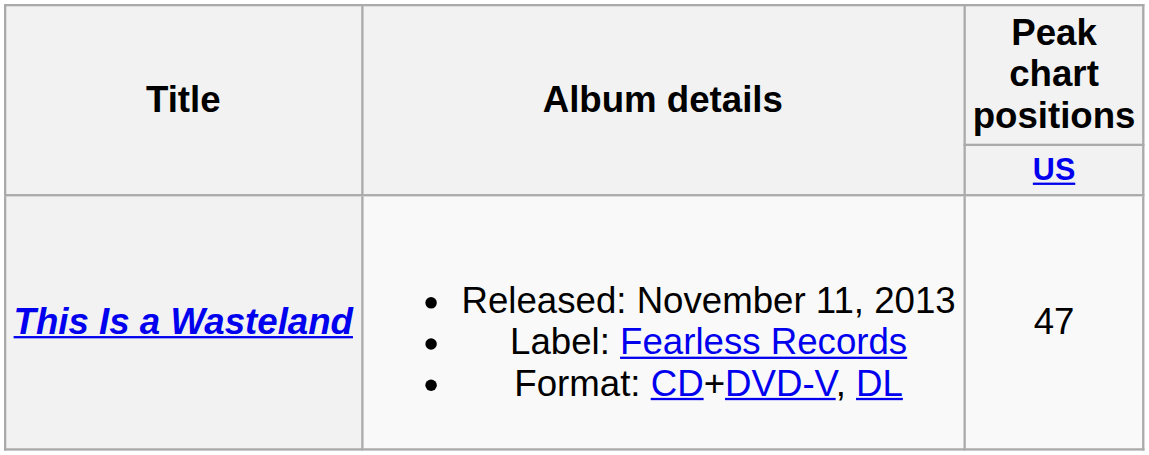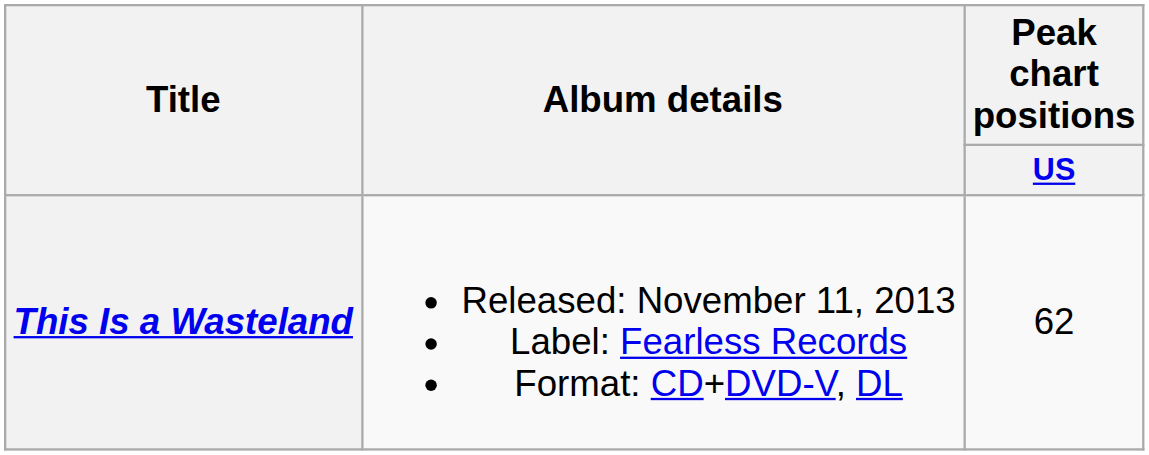(1054, 321) 47 -> (1054, 321) 62
